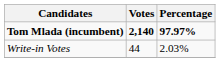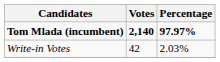(134, 48) 44 -> (134, 48) 42
